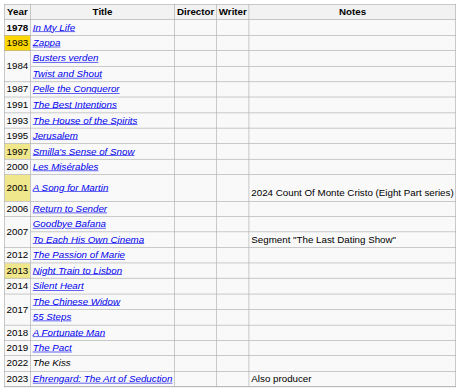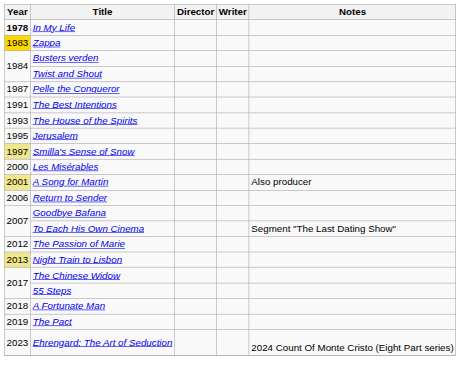(352, 193) 2024 Count Of Monte Cristo (Eight Part series) -> (281, 182) Also producer
- row: (58, 286)
- row: (52, 363)
(281, 379) Also producer -> (352, 348) 2024 Count Of Monte Cristo (Eight Part series)
